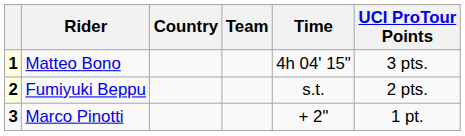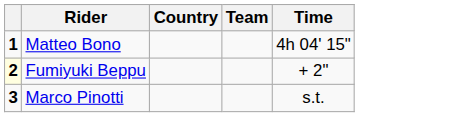- column: (407, 27)
(13, 63) lightyellow background -> (13, 44) no background
(313, 90) s.t. -> (313, 71) + 2"
(313, 116) + 2" -> (313, 97) s.t.
